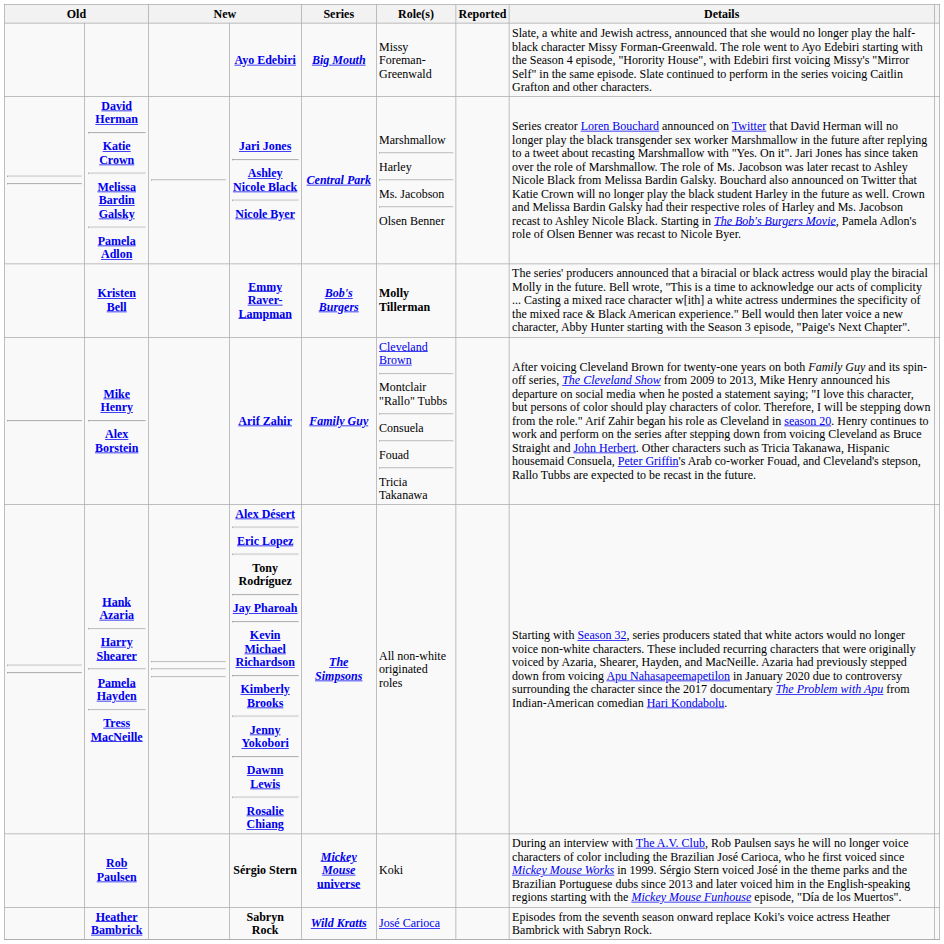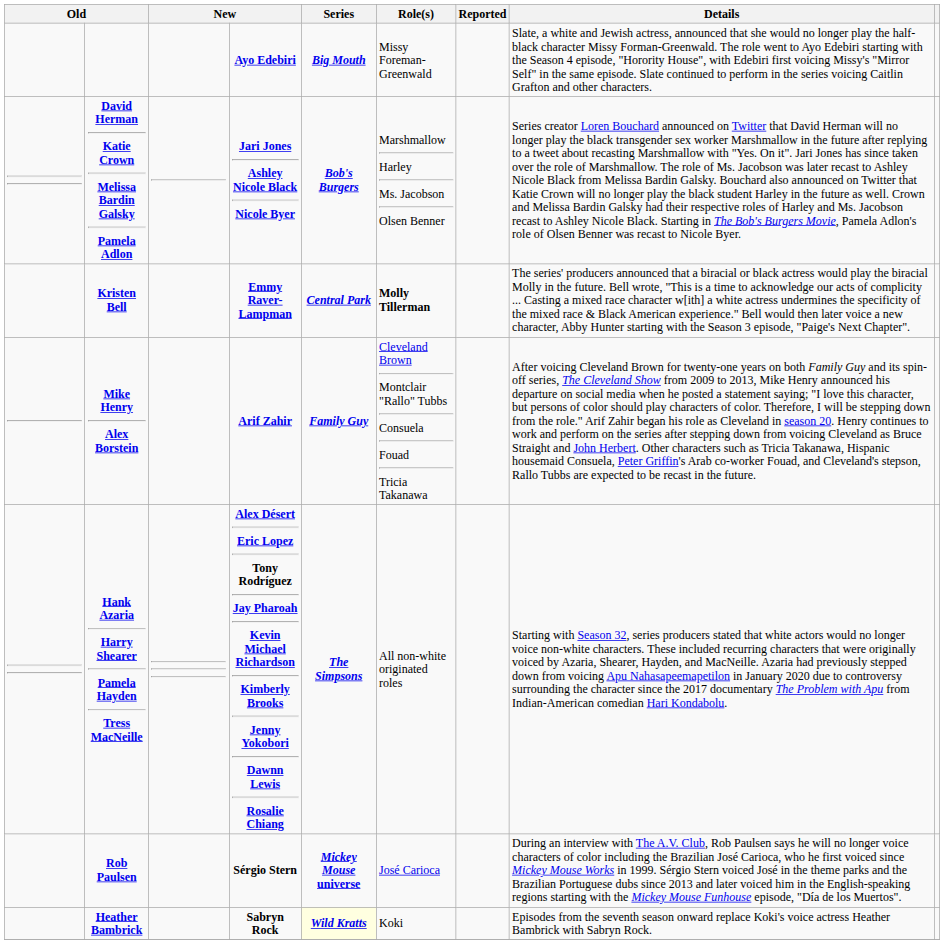(339, 180) Central Park -> (339, 180) Bob's Burgers
(339, 300) Bob's Burgers -> (339, 300) Central Park
(391, 870) Koki -> (409, 870) José Carioca
(339, 923) no background -> (339, 923) lightyellow background
(409, 923) José Carioca -> (391, 923) Koki
